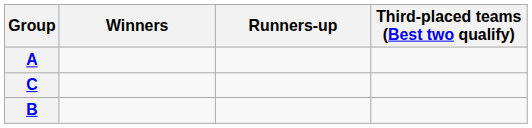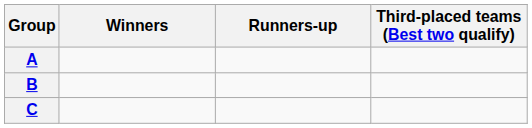rows swapped: (32, 110) <-> (32, 85)
